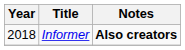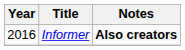(22, 34) 2018 -> (22, 34) 2016
